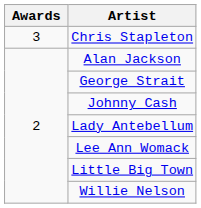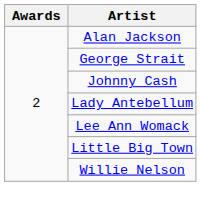- row: (132, 38)
